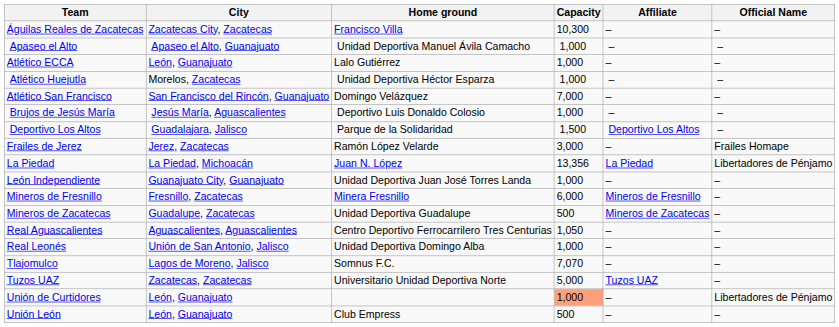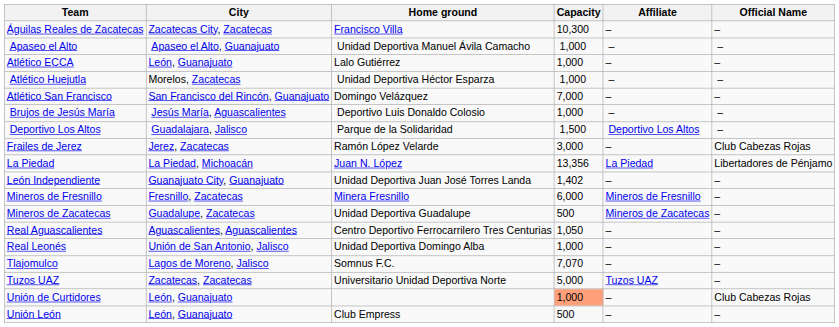(752, 146) Frailes Homape -> (762, 146) Club Cabezas Rojas
(570, 180) 1,000 -> (570, 180) 1,402
(773, 297) Libertadores de Pénjamo -> (762, 297) Club Cabezas Rojas
